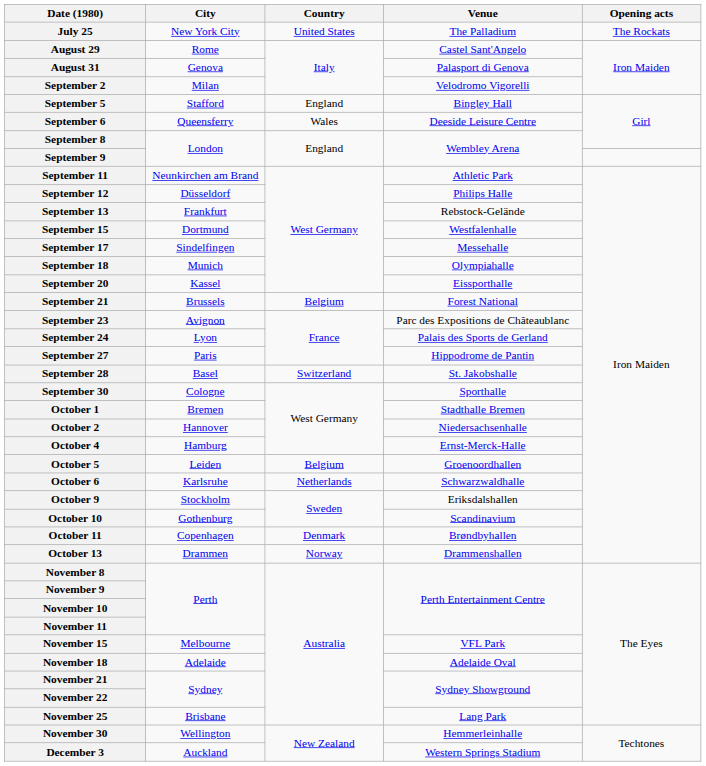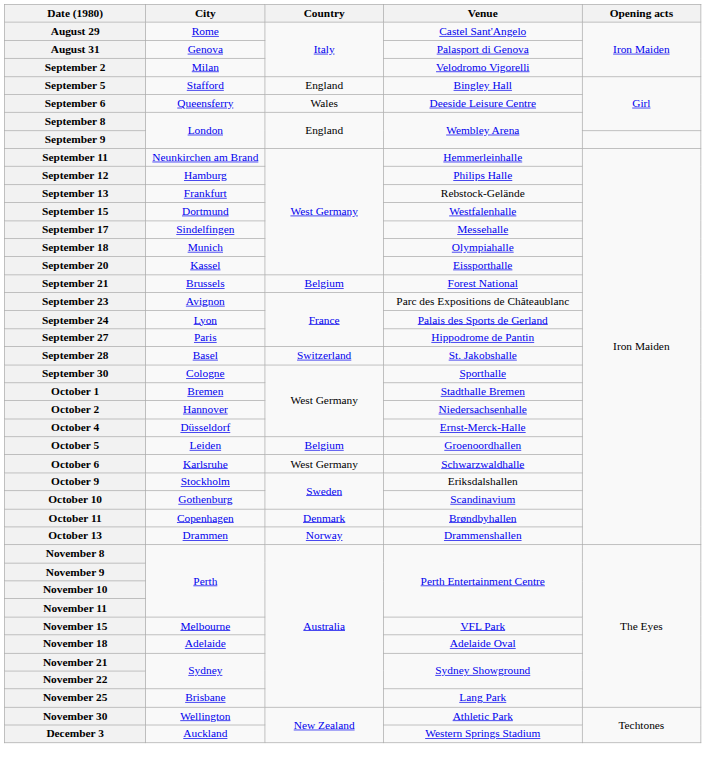- row: (75, 31)
(483, 175) Athletic Park -> (483, 157) Hemmerleinhalle
(205, 193) Düsseldorf -> (205, 175) Hamburg
(205, 445) Hamburg -> (205, 427) Düsseldorf
(324, 481) Netherlands -> (324, 463) West Germany
(483, 734) Hemmerleinhalle -> (483, 716) Athletic Park
